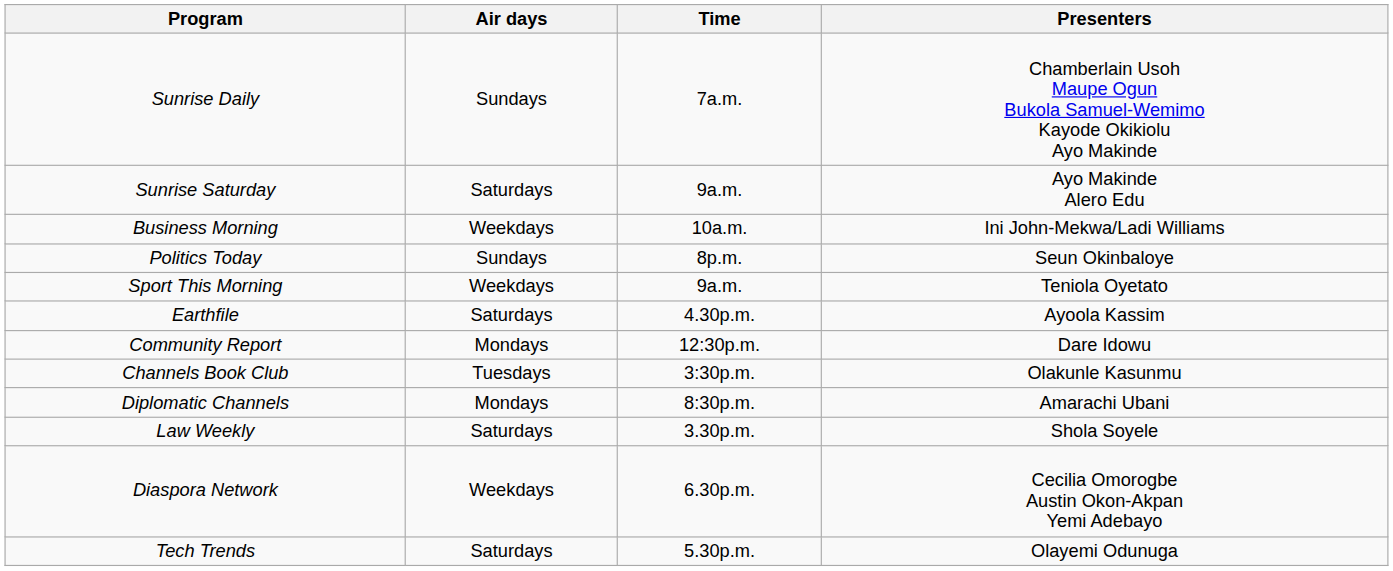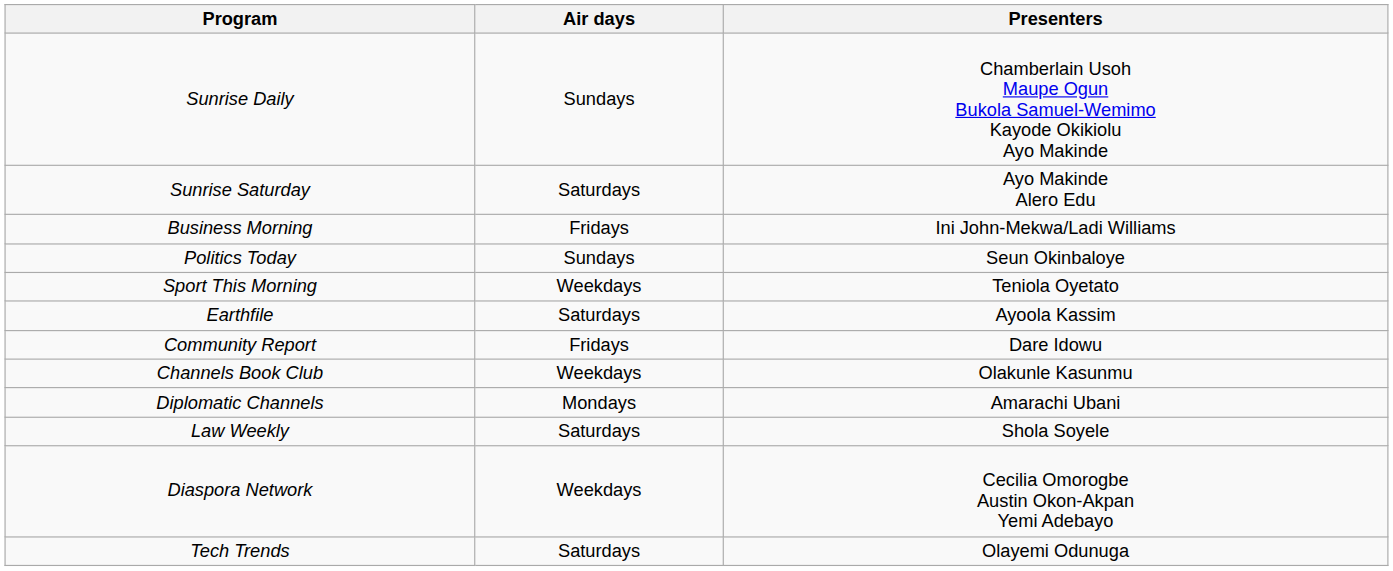- column: (720, 18)
(511, 228) Weekdays -> (599, 228) Fridays
(511, 344) Mondays -> (599, 344) Fridays
(511, 373) Tuesdays -> (599, 373) Weekdays
